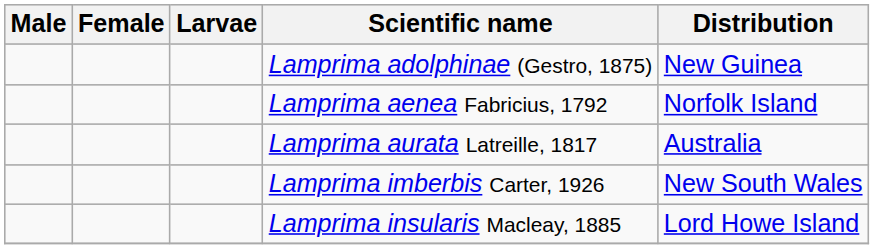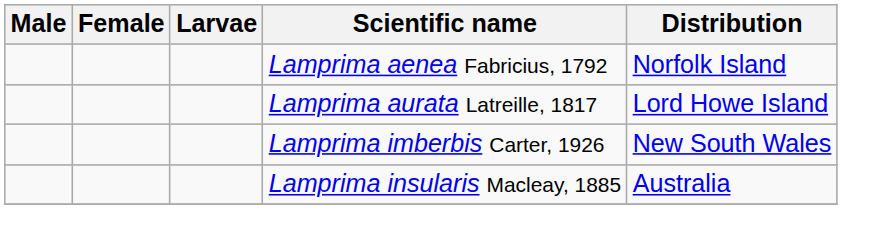- row: (460, 64)
(713, 143) Australia -> (730, 104) Lord Howe Island
(762, 223) Lord Howe Island -> (682, 183) Australia
